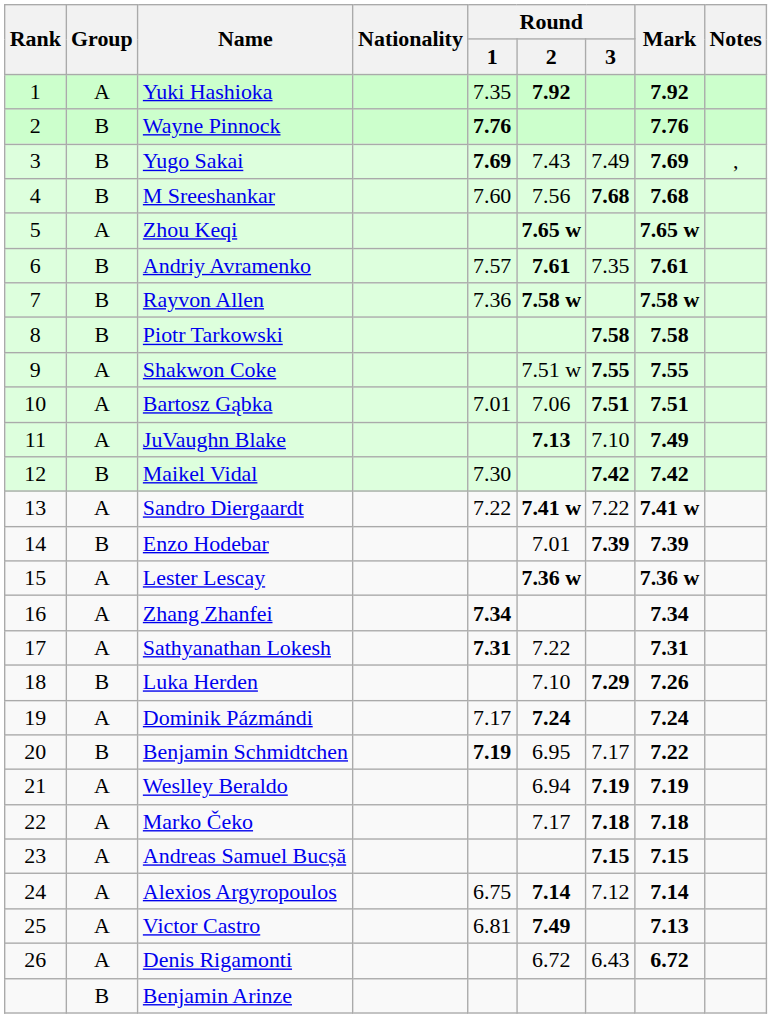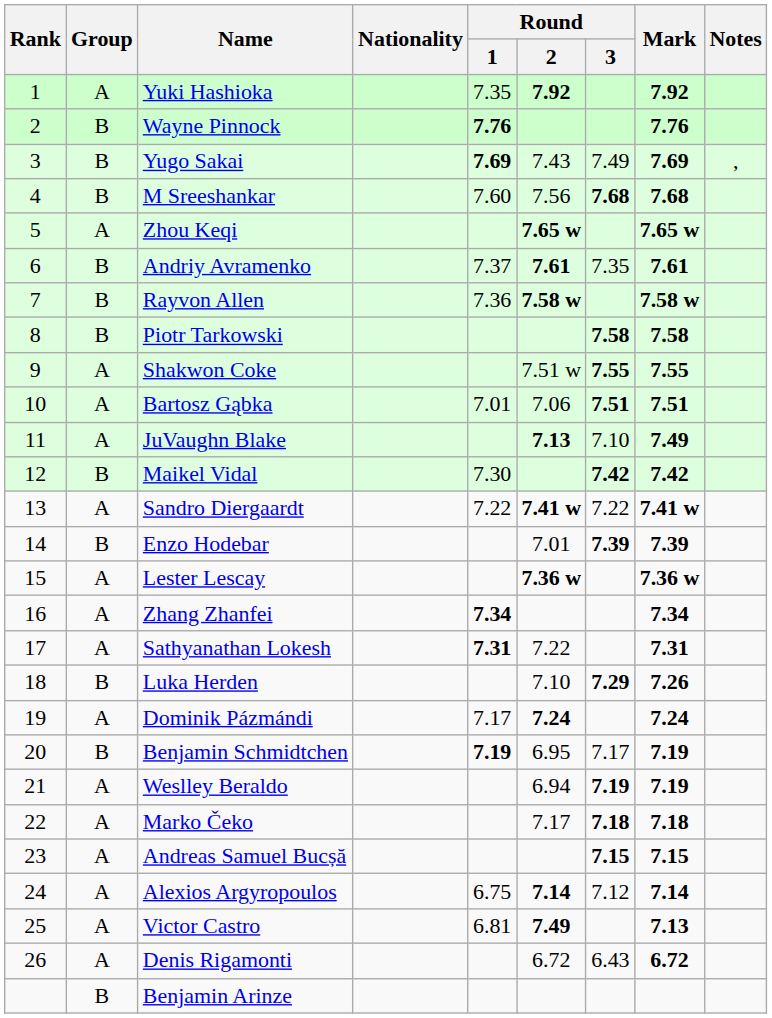(492, 265) 7.57 -> (492, 265) 7.37
(670, 751) 7.22 -> (670, 751) 7.19
